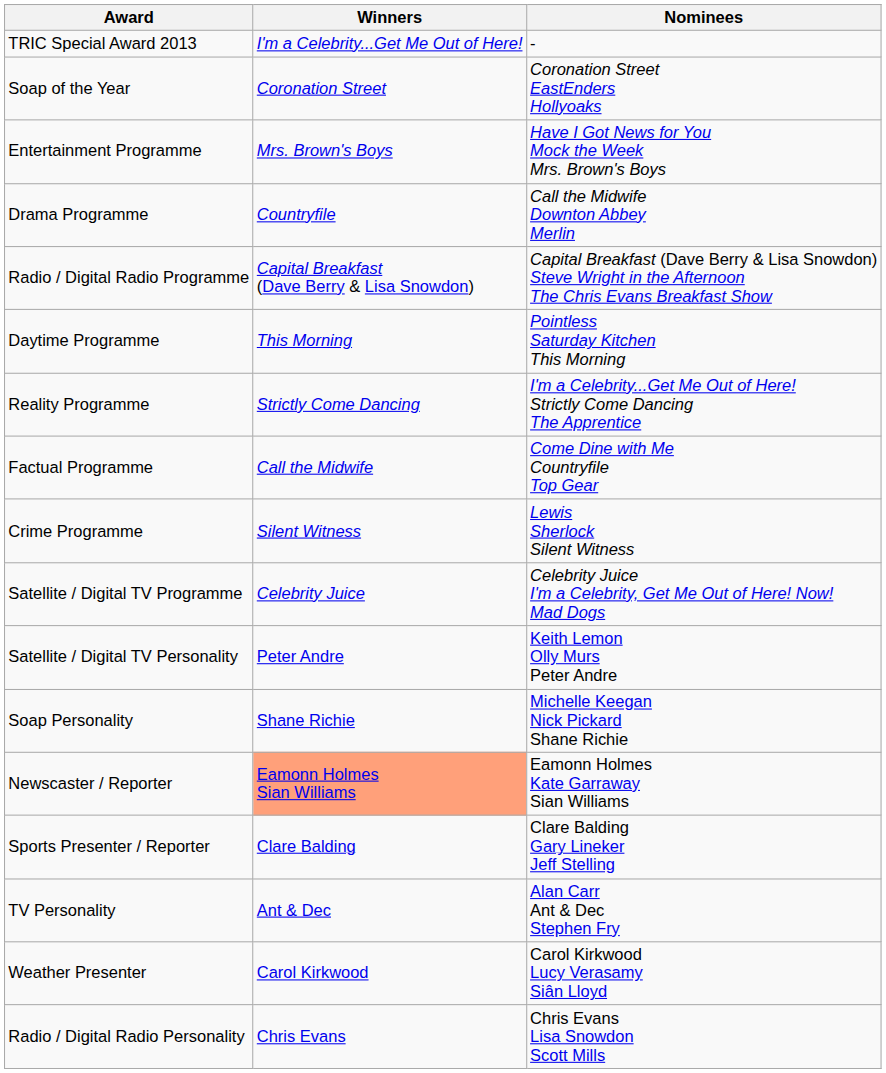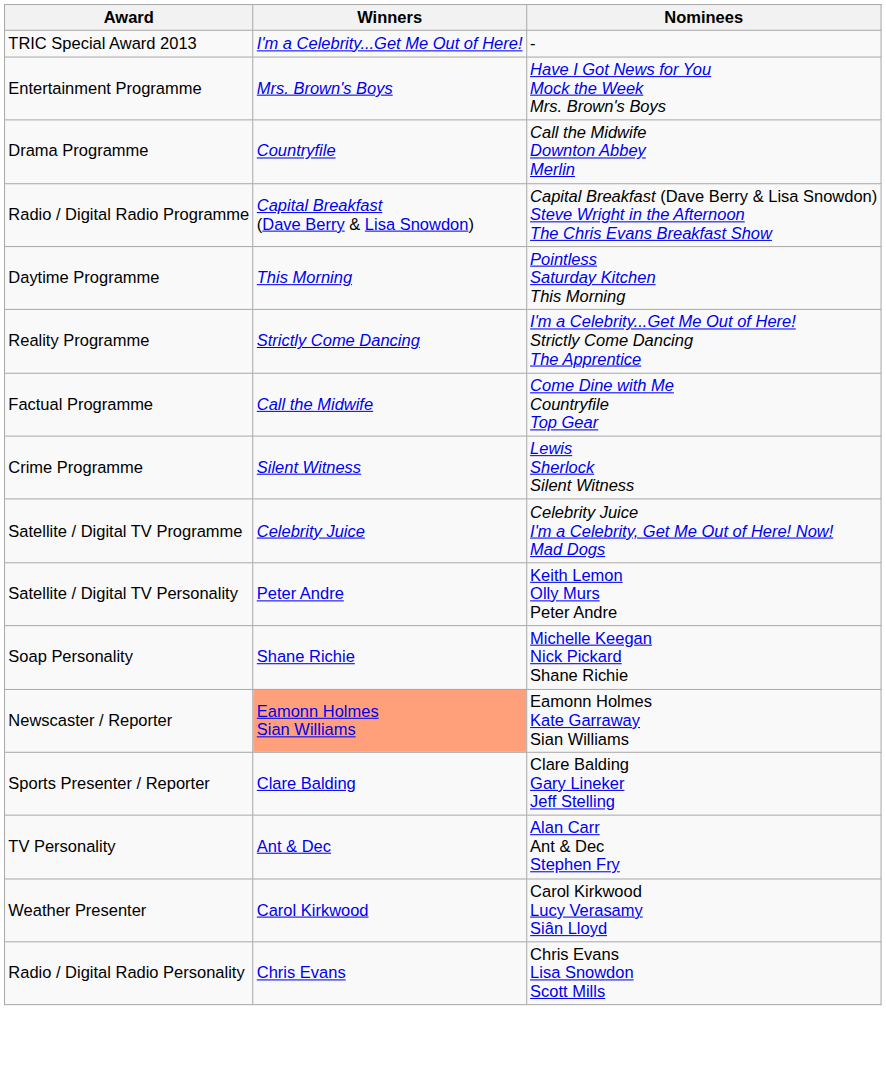- row: (69, 88)
